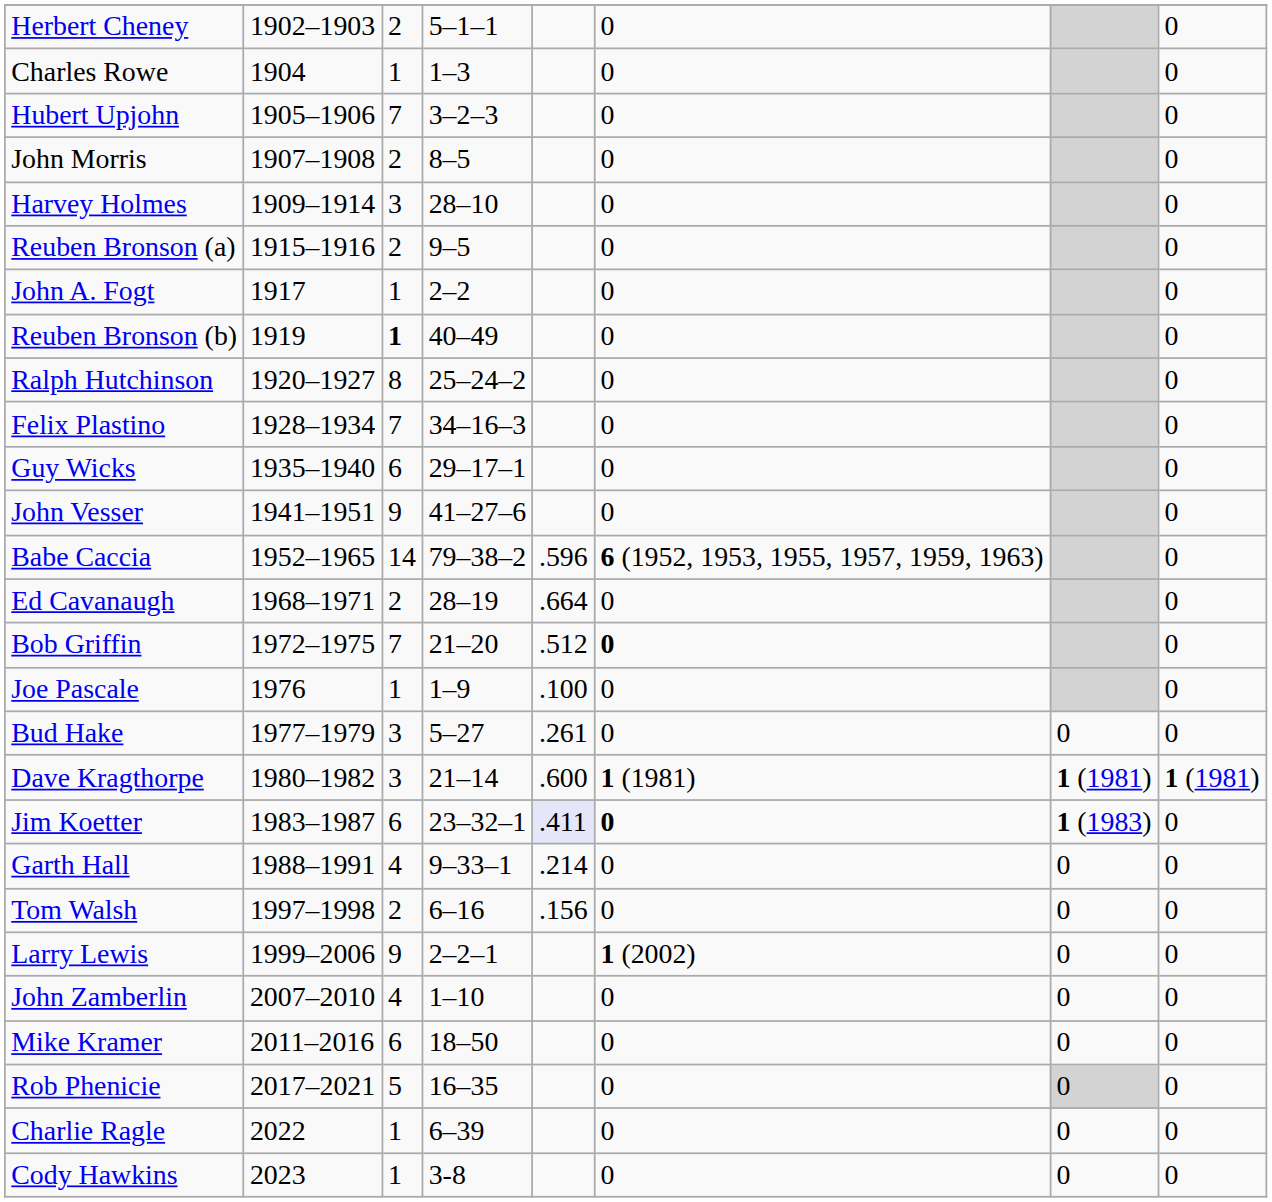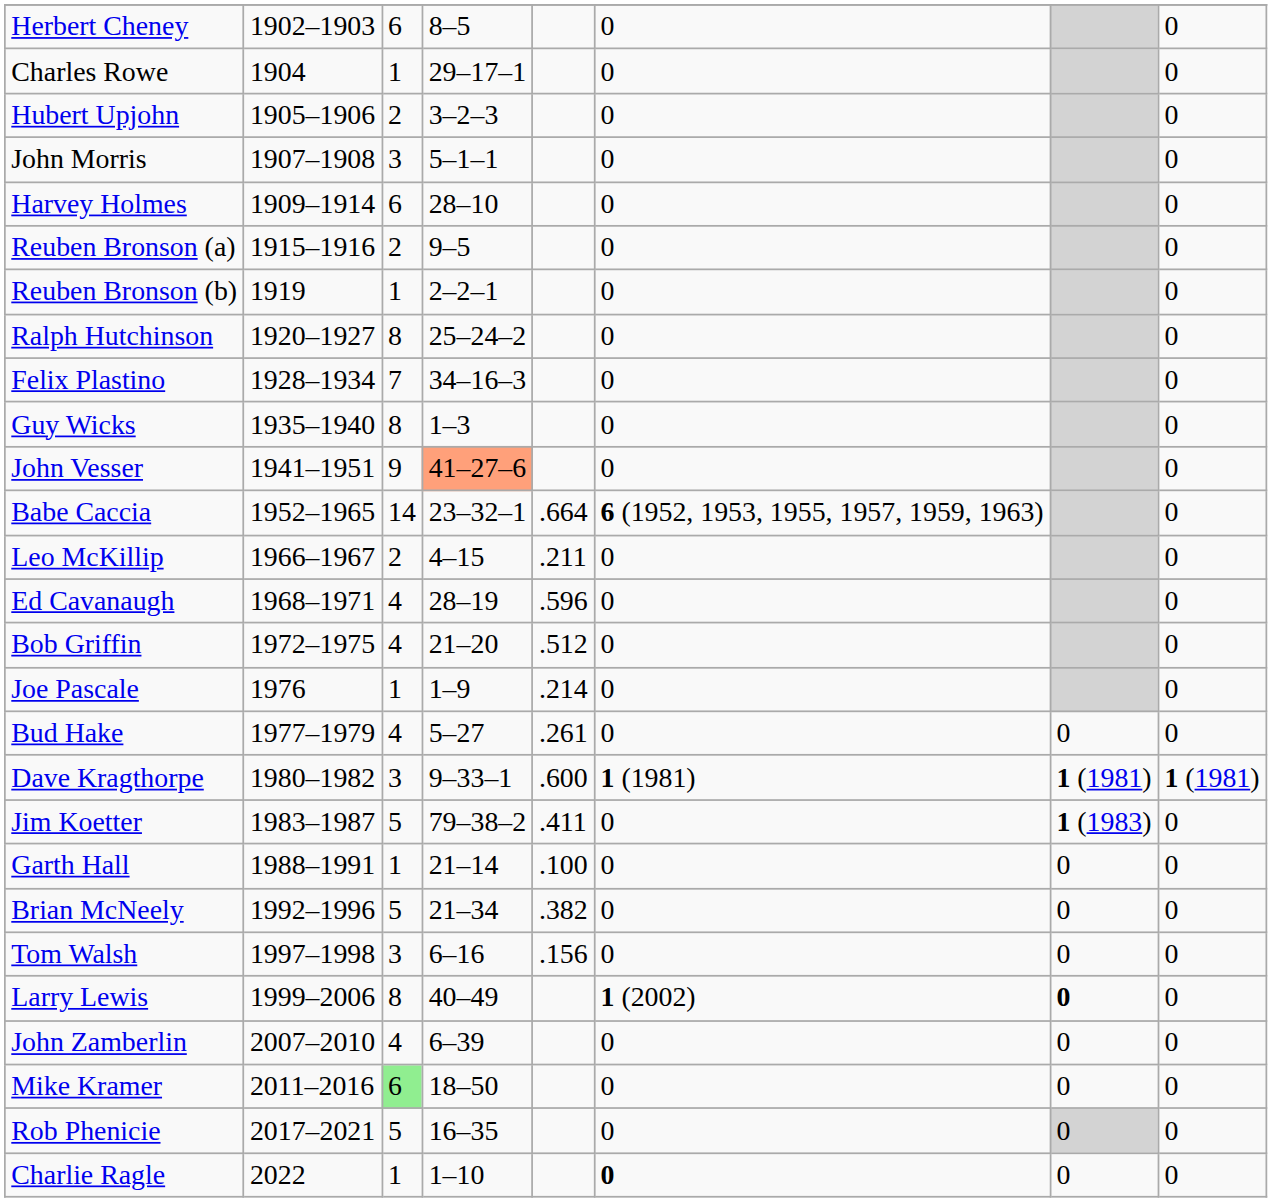(395, 26) 2 -> (395, 26) 6
(463, 26) 5–1–1 -> (450, 26) 8–5
(450, 70) 1–3 -> (477, 70) 29–17–1
(395, 114) 7 -> (395, 114) 2
(395, 159) 2 -> (395, 159) 3
(450, 159) 8–5 -> (463, 159) 5–1–1
(395, 203) 3 -> (395, 203) 6
- row: (83, 291)
(395, 335) bold -> (395, 291) normal
(463, 335) 40–49 -> (463, 291) 2–2–1
(395, 468) 6 -> (395, 423) 8
(477, 468) 29–17–1 -> (450, 423) 1–3
(477, 512) no background -> (477, 468) lightsalmon background
(477, 556) 79–38–2 -> (477, 512) 23–32–1
(563, 556) .596 -> (563, 512) .664
+ row: (87, 556)
(395, 600) 2 -> (395, 600) 4
(563, 600) .664 -> (563, 600) .596
(395, 644) 7 -> (395, 644) 4
(607, 644) bold -> (607, 644) normal
(563, 688) .100 -> (563, 688) .214
(395, 733) 3 -> (395, 733) 4
(463, 777) 21–14 -> (470, 777) 9–33–1
(395, 821) 6 -> (395, 821) 5
(477, 821) 23–32–1 -> (477, 821) 79–38–2
(563, 821) lavender background -> (563, 821) no background
(607, 821) bold -> (607, 821) normal
(395, 865) 4 -> (395, 865) 1
(470, 865) 9–33–1 -> (463, 865) 21–14
(563, 865) .214 -> (563, 865) .100
+ row: (97, 909)
(395, 909) 2 -> (395, 953) 3
(395, 953) 9 -> (395, 997) 8
(463, 953) 2–2–1 -> (463, 997) 40–49
(1063, 953) normal -> (1063, 997) bold
(457, 997) 1–10 -> (457, 1042) 6–39
(395, 1042) no background -> (395, 1086) lightgreen background
(457, 1130) 6–39 -> (457, 1174) 1–10
(607, 1130) normal -> (607, 1174) bold
- row: (94, 1174)
